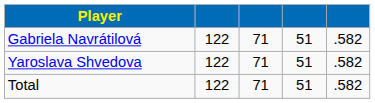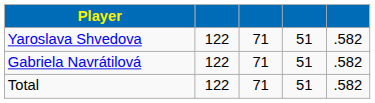rows swapped: (75, 39) <-> (75, 62)
